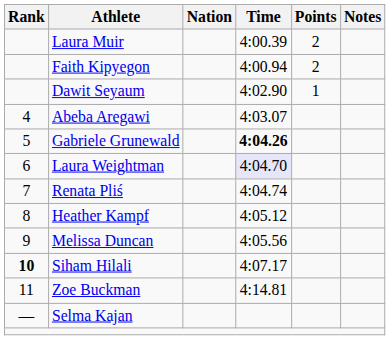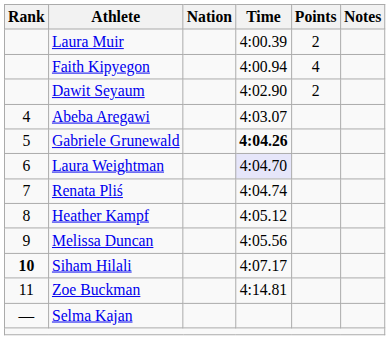(316, 66) 2 -> (316, 66) 4
(316, 91) 1 -> (316, 91) 2
